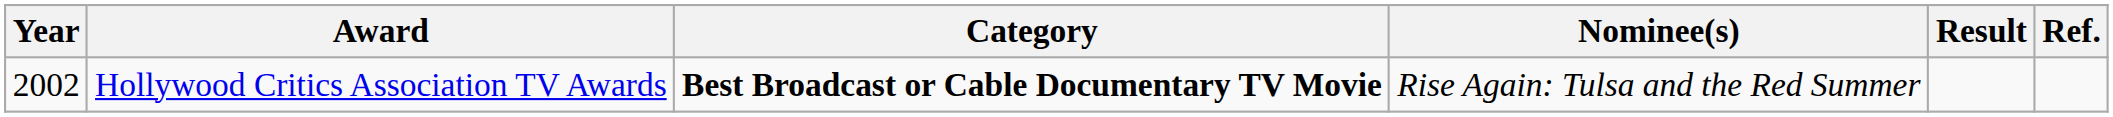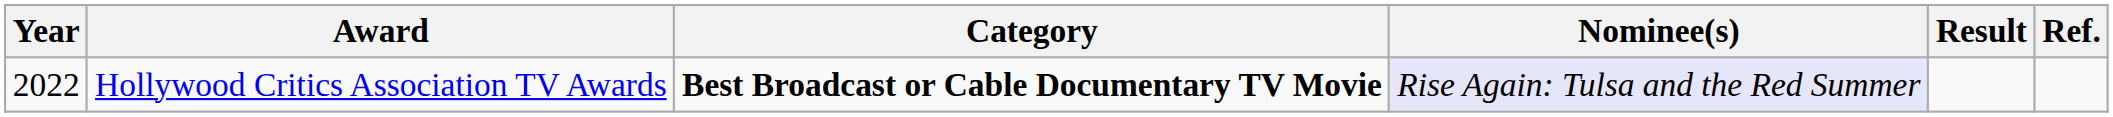(46, 84) 2002 -> (46, 84) 2022
(1659, 84) no background -> (1659, 84) lavender background
